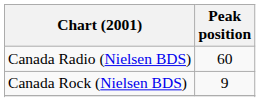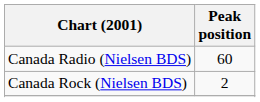(225, 83) 9 -> (225, 83) 2
